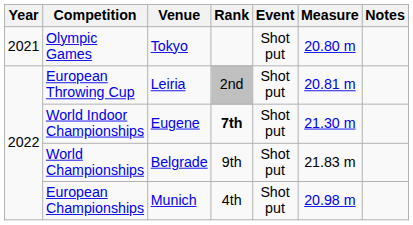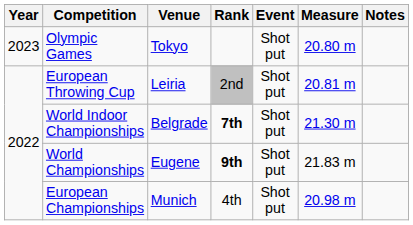(24, 46) 2021 -> (24, 46) 2023
(175, 123) Eugene -> (179, 123) Belgrade
(179, 162) Belgrade -> (175, 162) Eugene
(232, 162) normal -> (232, 162) bold
